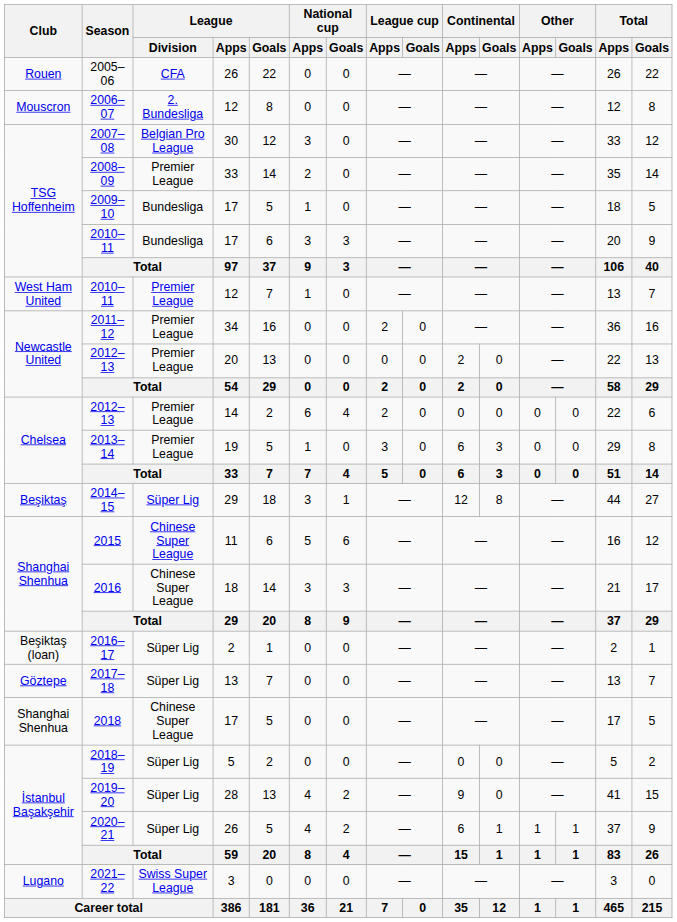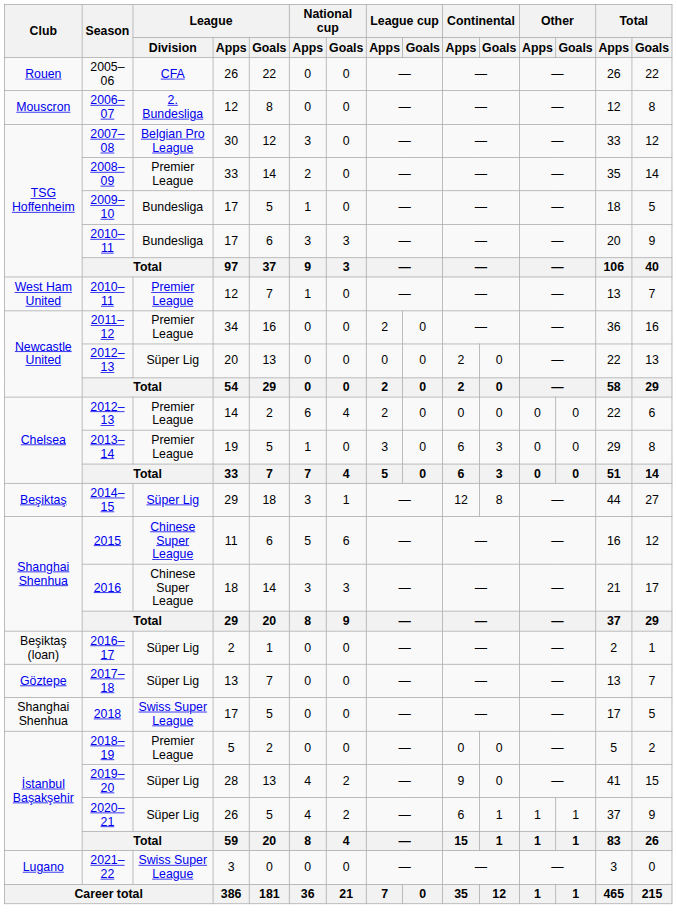(173, 360) Premier League -> (173, 360) Süper Lig
(173, 721) Chinese Super League -> (173, 714) Swiss Super League
(173, 761) Süper Lig -> (173, 747) Premier League
